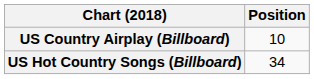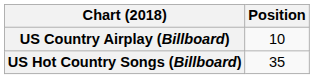(277, 62) 34 -> (277, 62) 35
